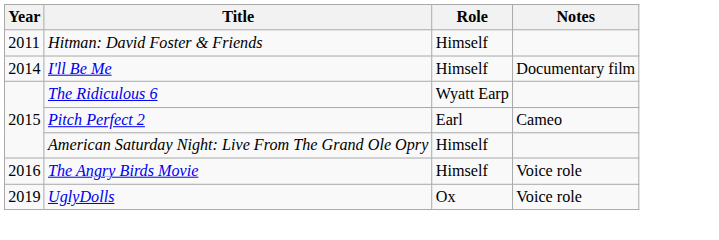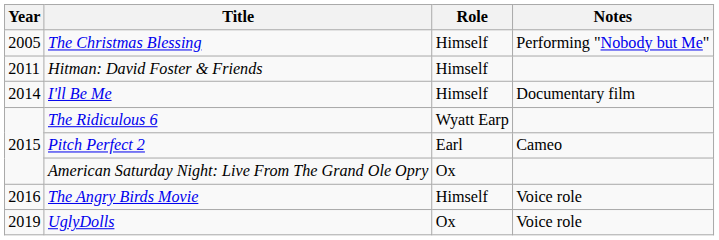+ row: (125, 42)
(462, 145) Himself -> (446, 171) Ox
